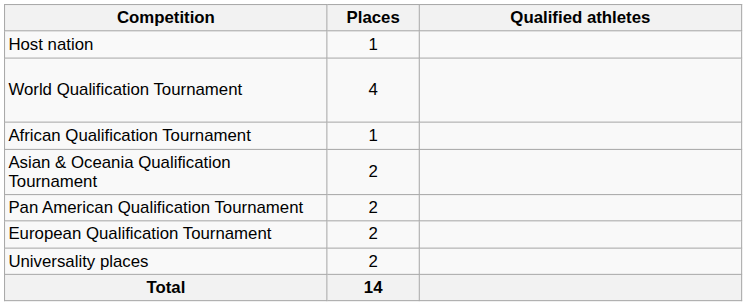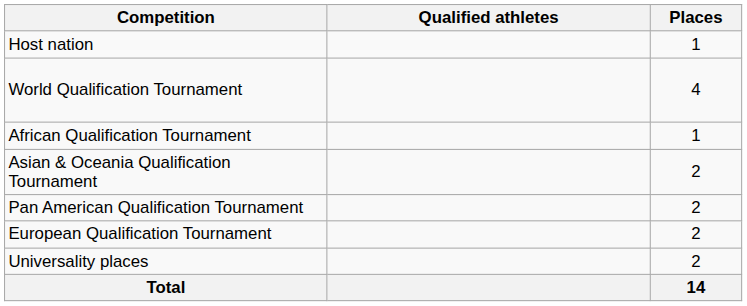columns swapped: (373, 17) <-> (580, 17)
